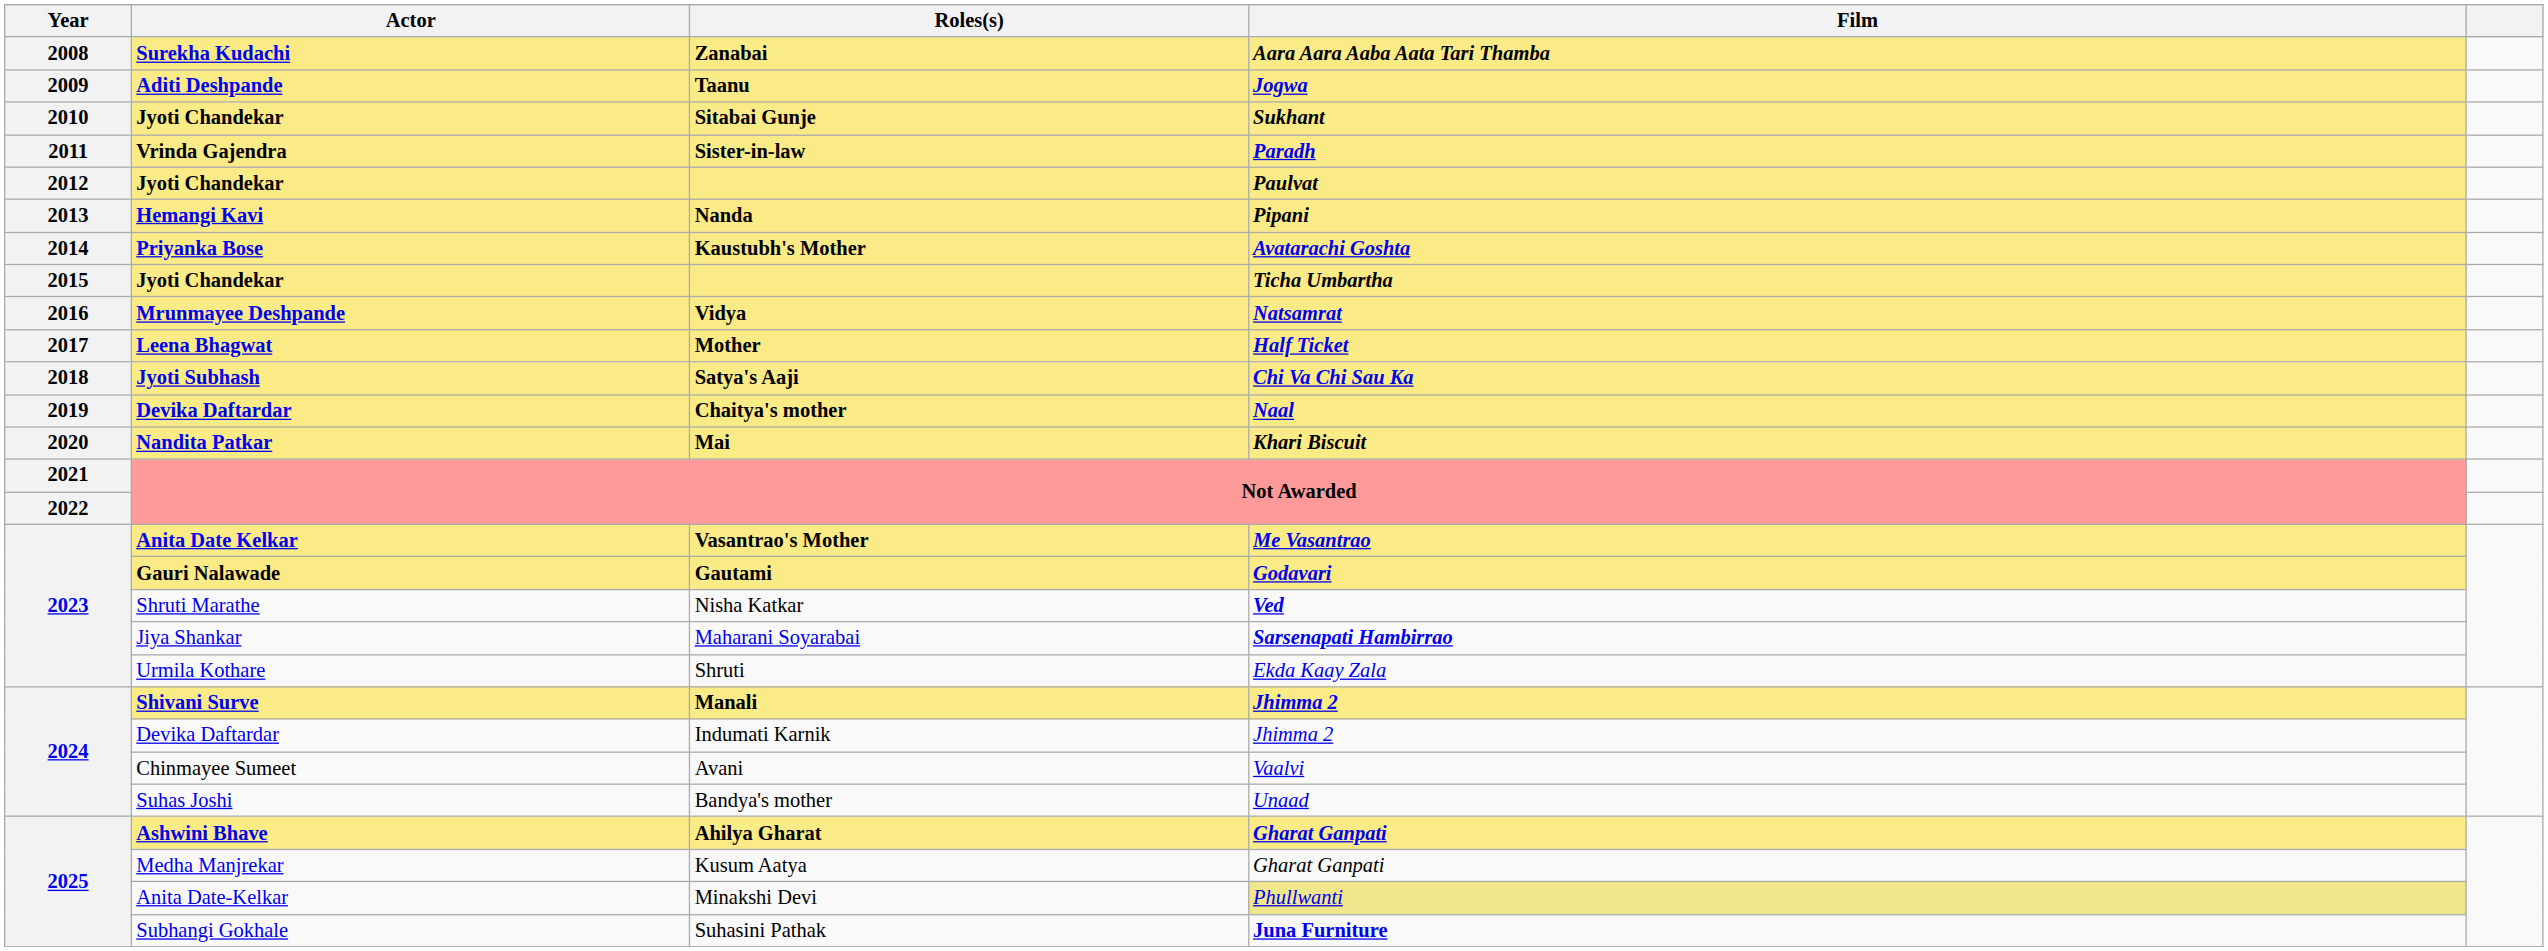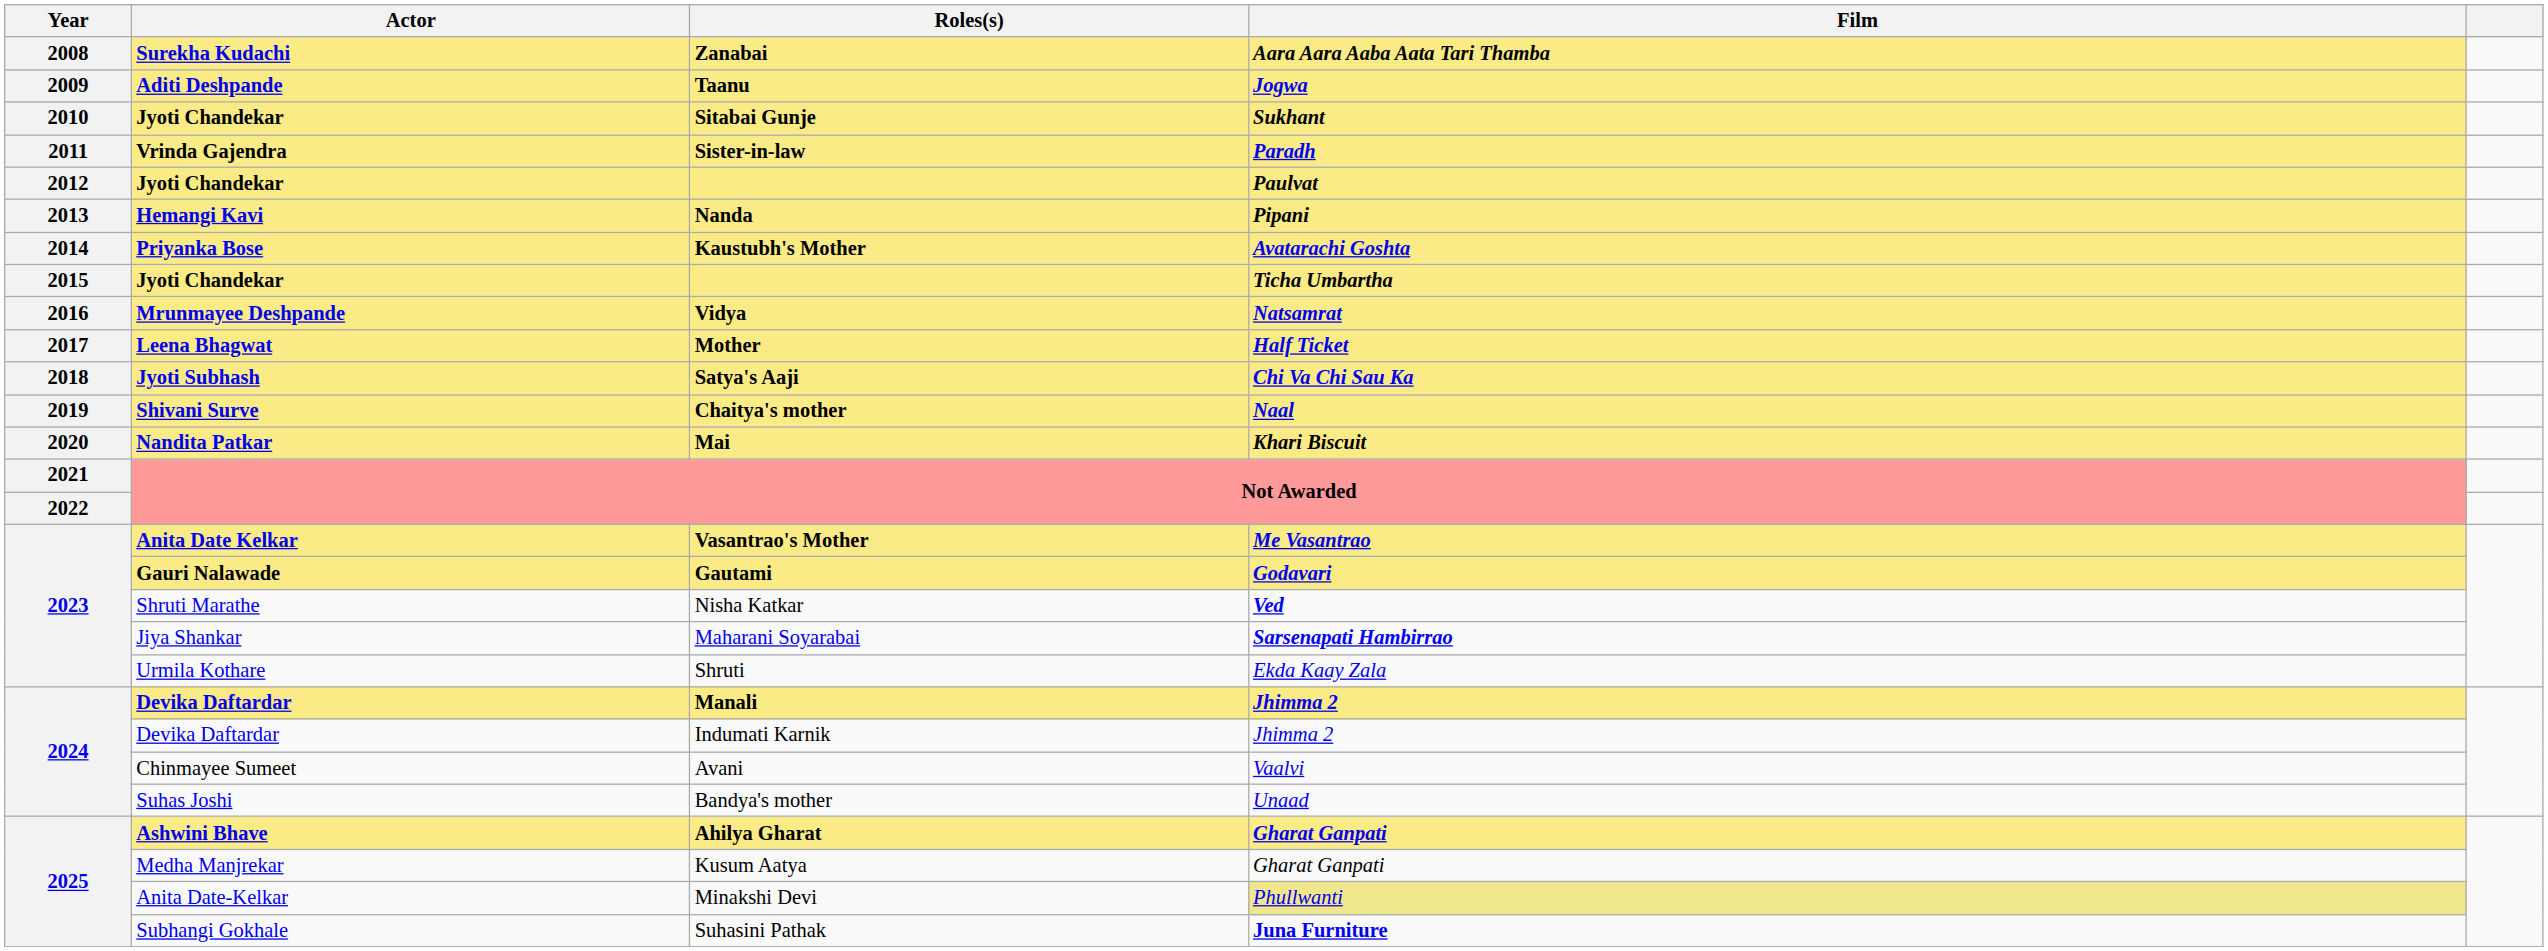(214, 410) Devika Daftardar -> (197, 410) Shivani Surve
(197, 702) Shivani Surve -> (214, 702) Devika Daftardar
